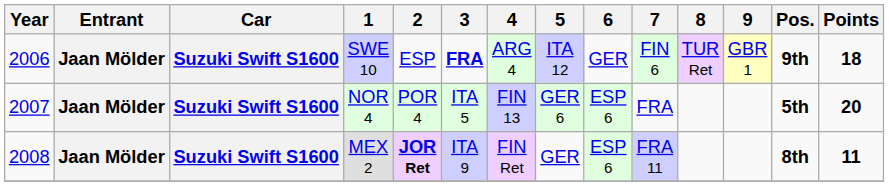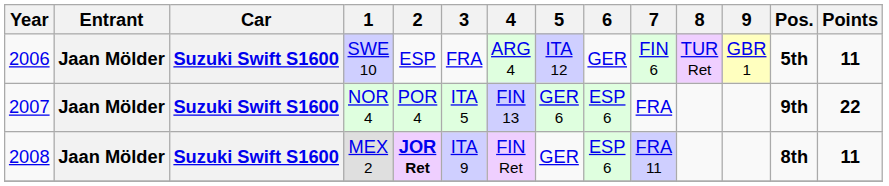(465, 59) bold -> (464, 59) normal
(795, 59) 9th -> (794, 59) 5th
(851, 59) 18 -> (850, 59) 11
(795, 108) 5th -> (794, 108) 9th
(851, 108) 20 -> (850, 108) 22
